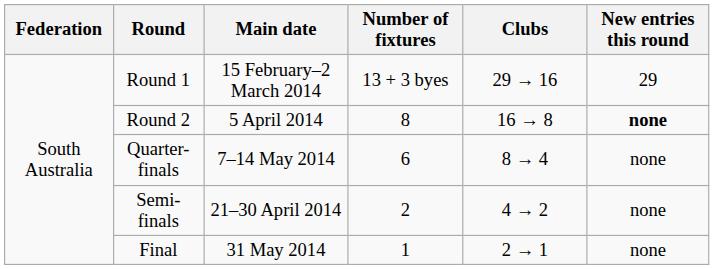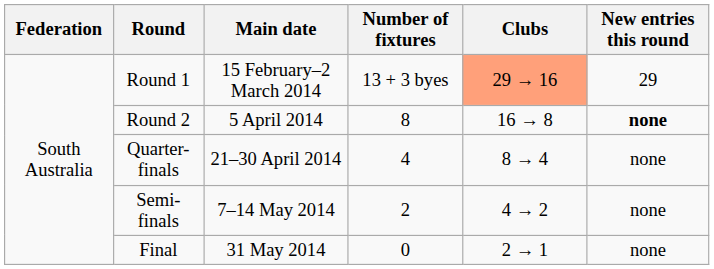(525, 79) no background -> (525, 79) lightsalmon background
(276, 159) 7–14 May 2014 -> (276, 159) 21–30 April 2014
(405, 159) 6 -> (405, 159) 4
(276, 210) 21–30 April 2014 -> (276, 210) 7–14 May 2014
(405, 249) 1 -> (405, 249) 0
